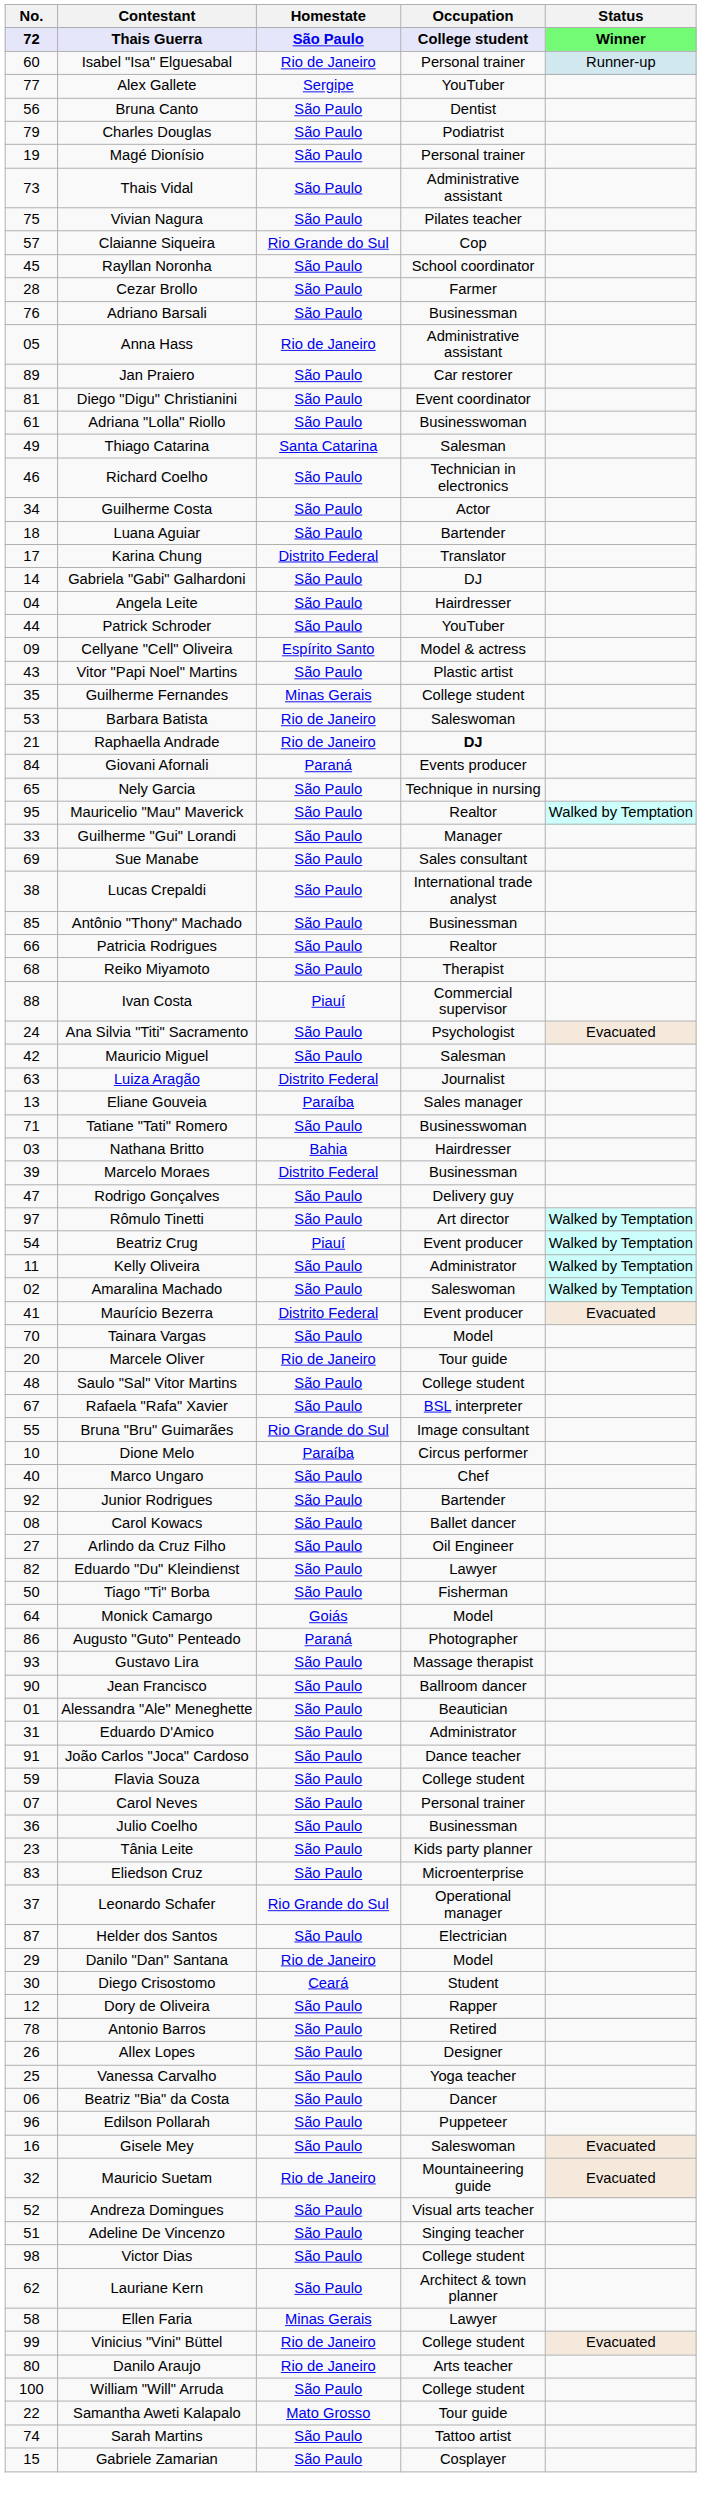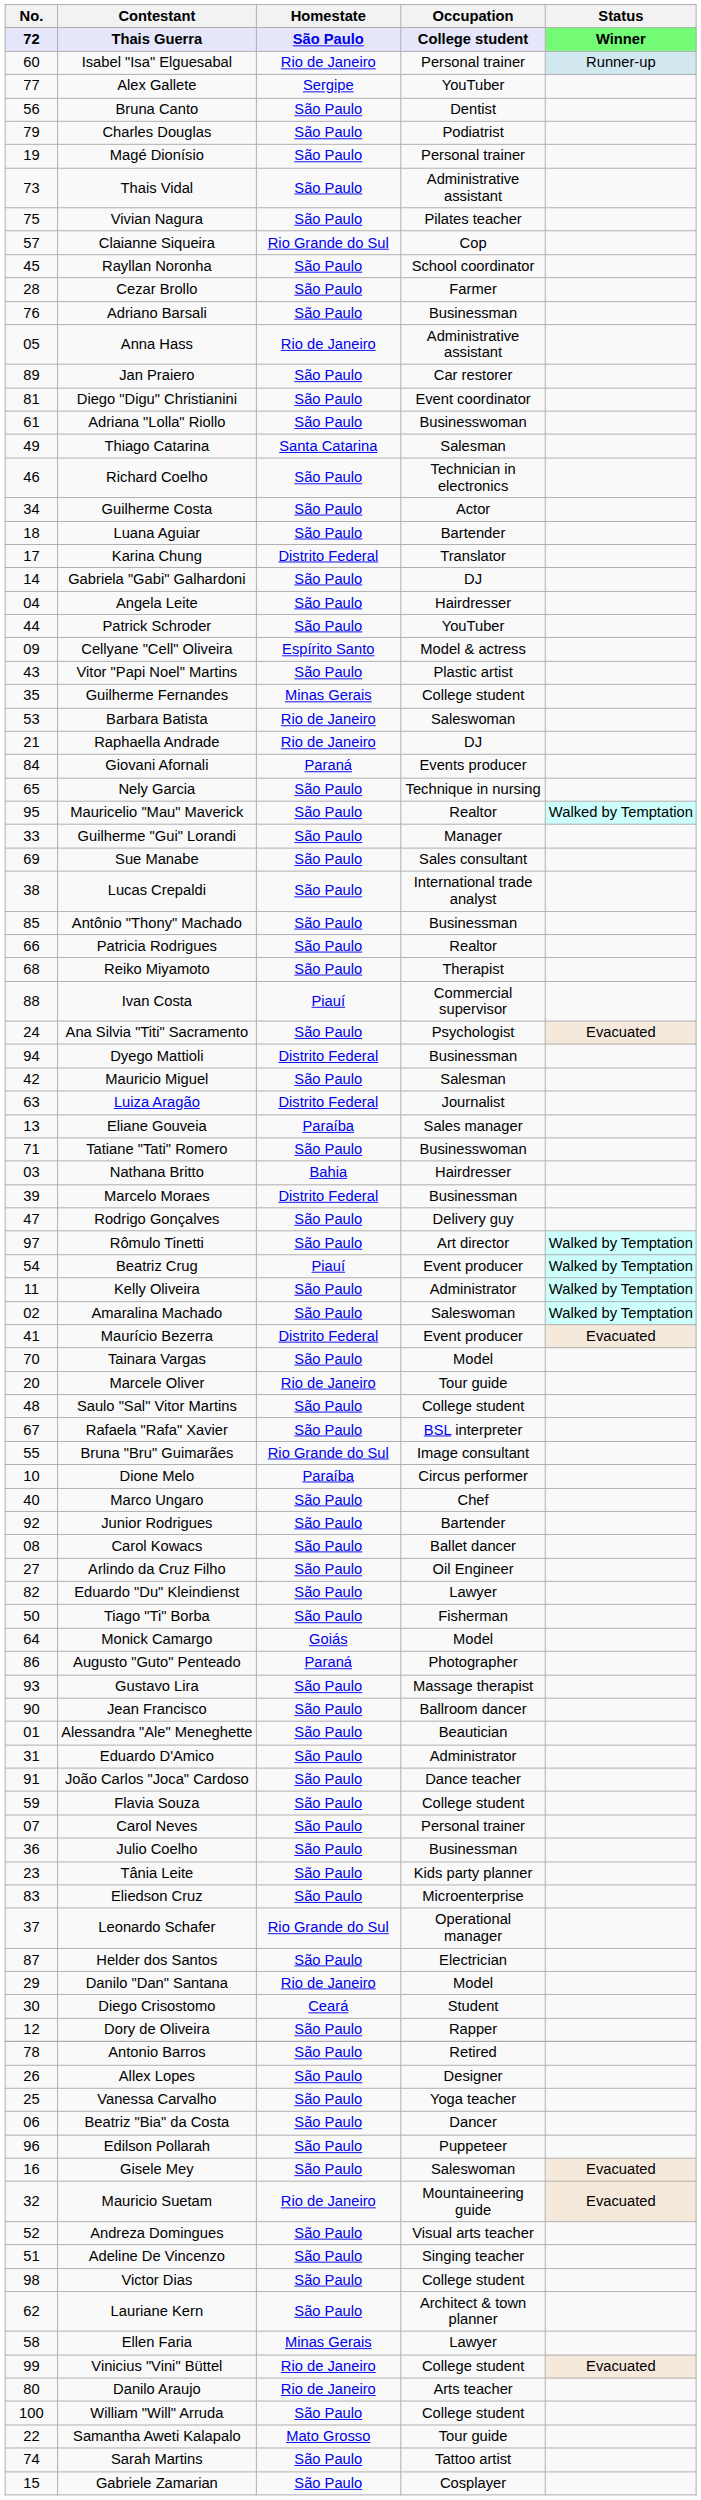(473, 742) bold -> (473, 742) normal
+ row: (157, 1056)
